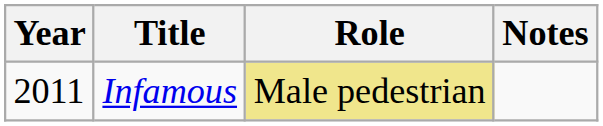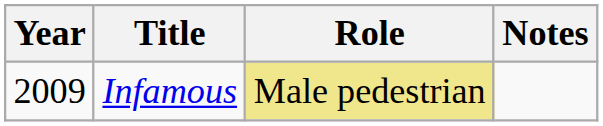(49, 90) 2011 -> (50, 90) 2009
